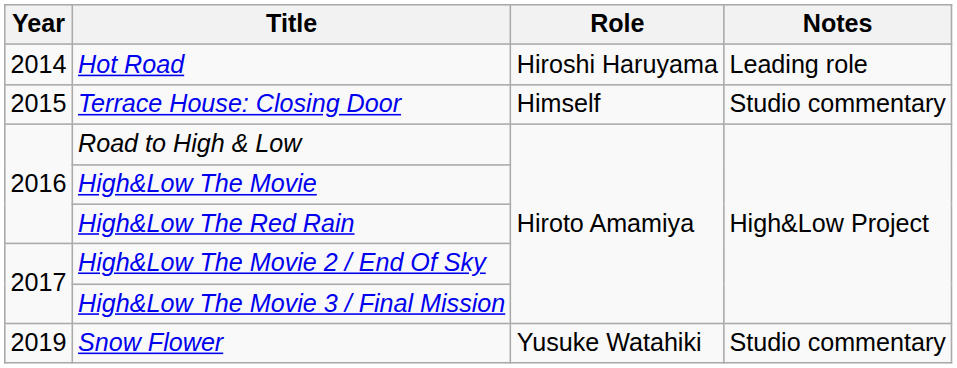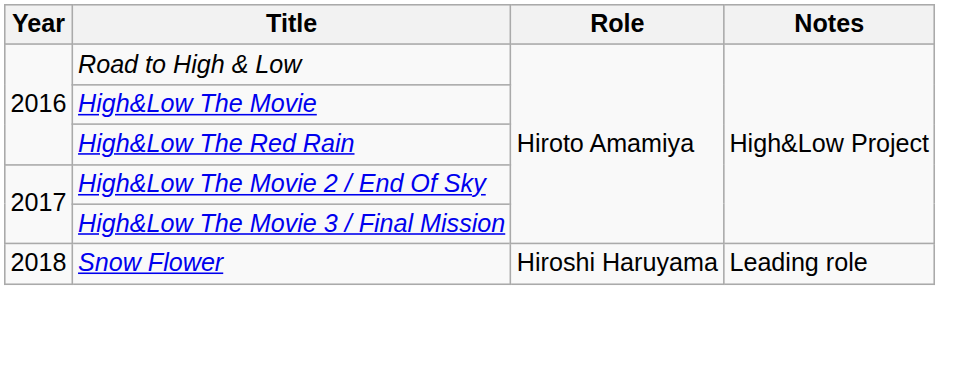- row: (131, 64)
- row: (240, 104)
(39, 343) 2019 -> (39, 263) 2018
(609, 343) Yusuke Watahiki -> (617, 263) Hiroshi Haruyama
(838, 343) Studio commentary -> (799, 263) Leading role
